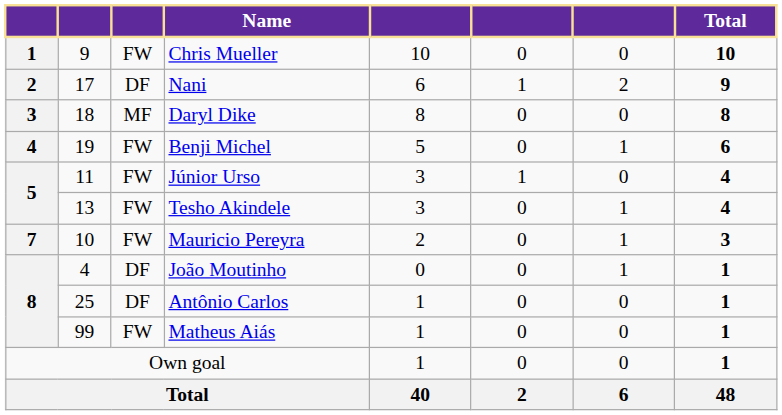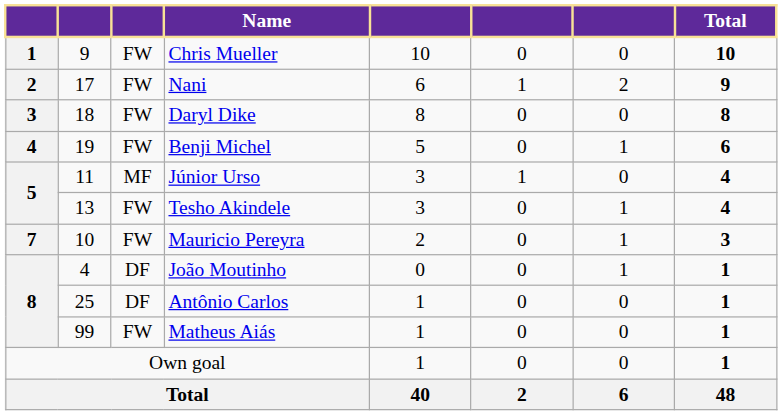(138, 84) DF -> (138, 84) FW
(138, 115) MF -> (138, 115) FW
(138, 177) FW -> (138, 177) MF
